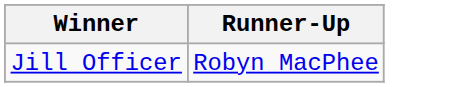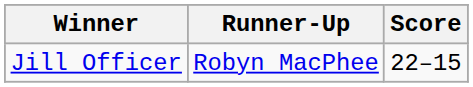+ column: (426, 24)
